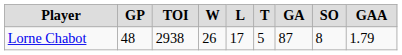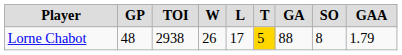(261, 38) no background -> (261, 38) gold background
(286, 38) 87 -> (286, 38) 88
